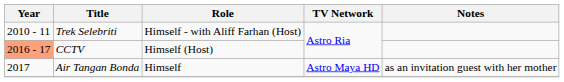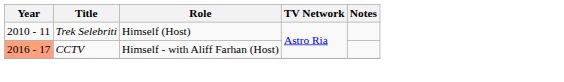(223, 31) Himself - with Aliff Farhan (Host) -> (156, 31) Himself (Host)
(179, 49) Himself (Host) -> (200, 49) Himself - with Aliff Farhan (Host)
- row: (98, 67)
